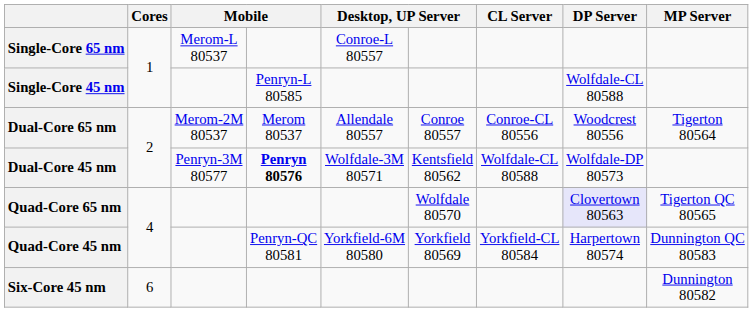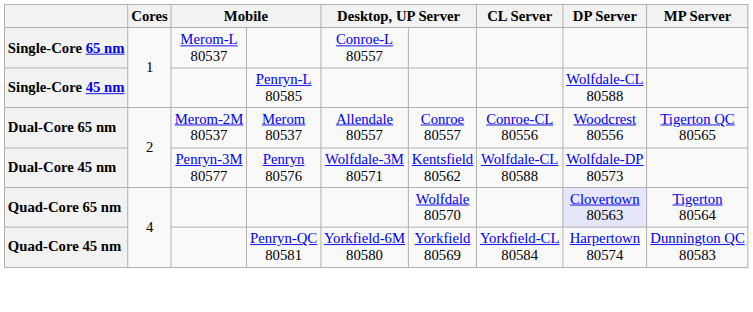(698, 127) Tigerton 80564 -> (698, 127) Tigerton QC 80565
(284, 167) bold -> (284, 167) normal
(698, 207) Tigerton QC 80565 -> (698, 207) Tigerton 80564
- row: (57, 287)
